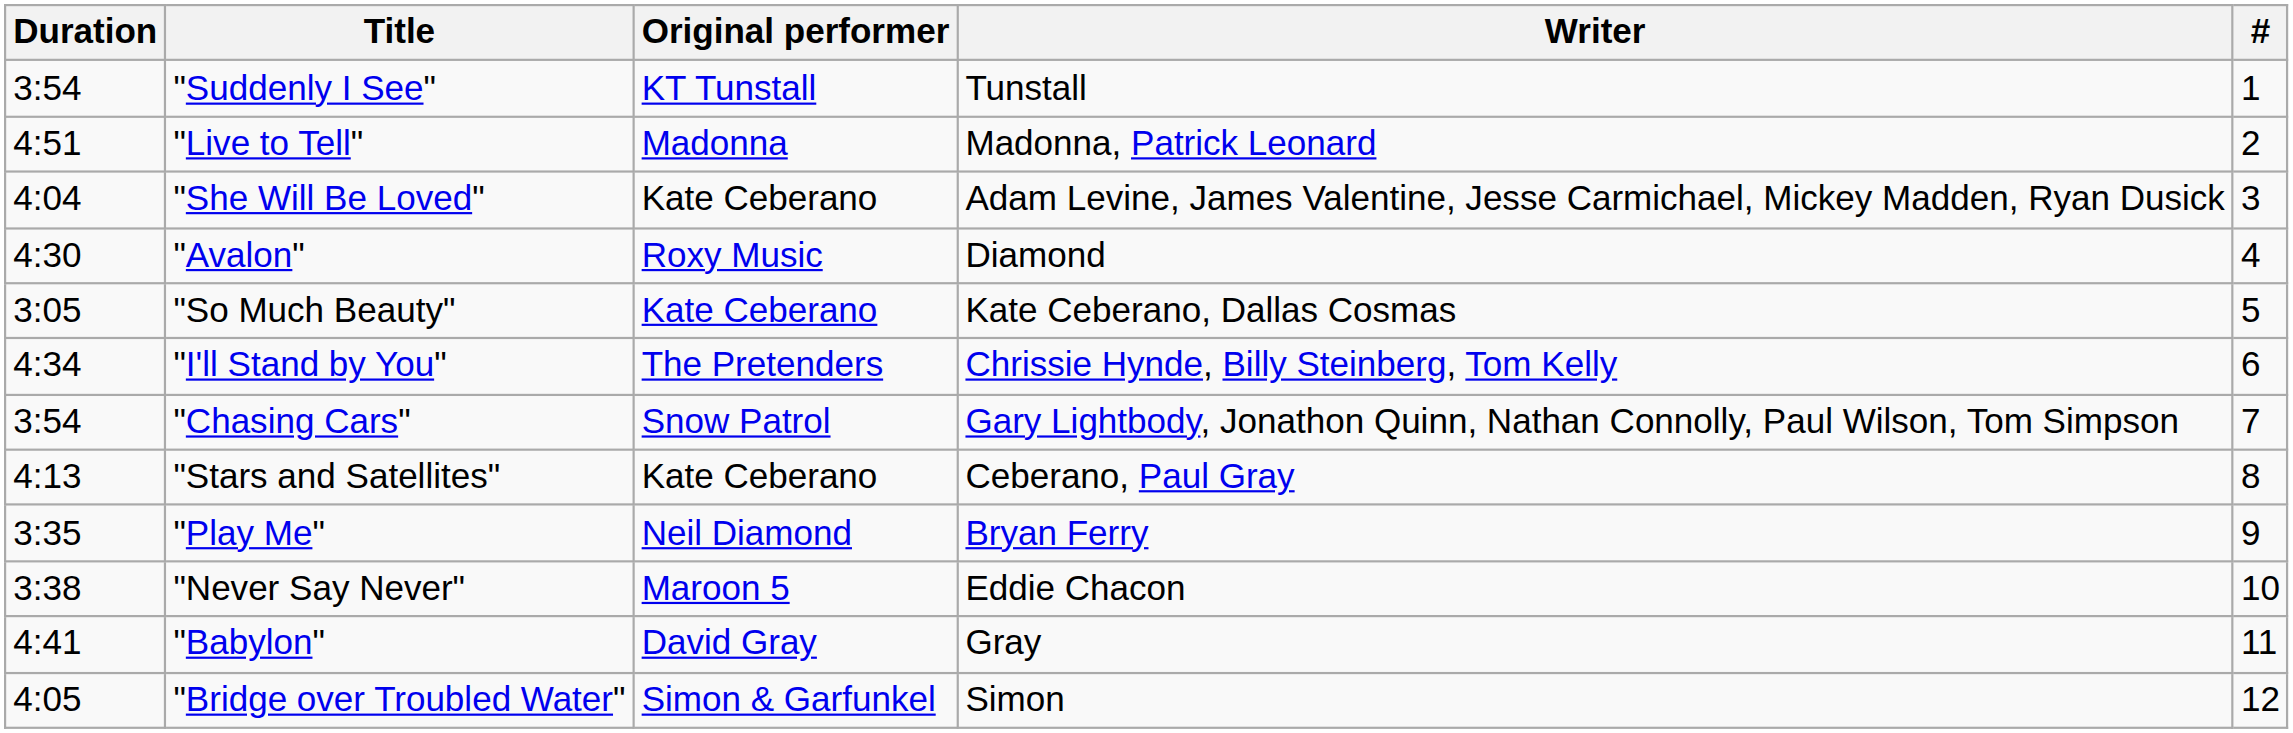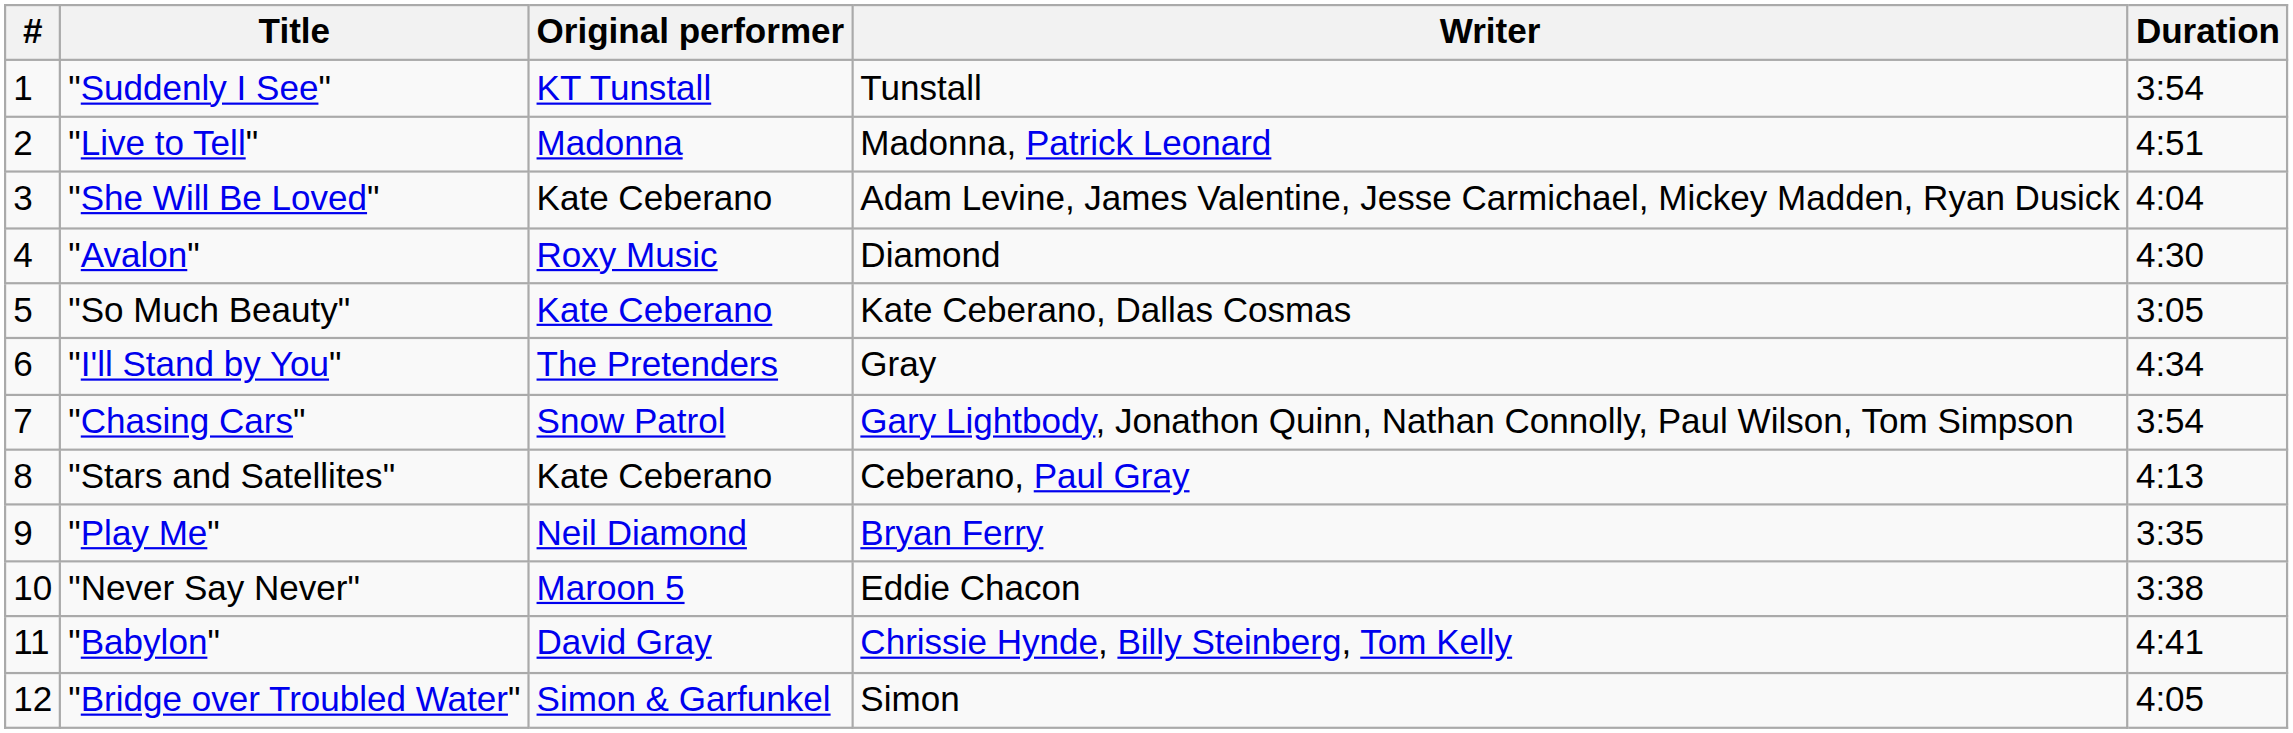columns swapped: (2260, 32) <-> (85, 32)
(1291, 365) Chrissie Hynde, Billy Steinberg, Tom Kelly -> (898, 365) Gray
(1003, 643) Gray -> (1186, 643) Chrissie Hynde, Billy Steinberg, Tom Kelly
